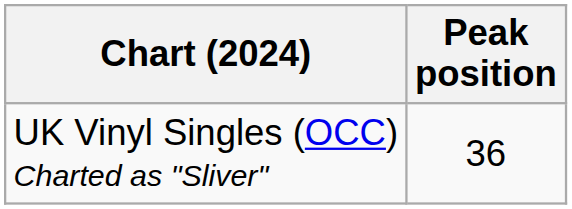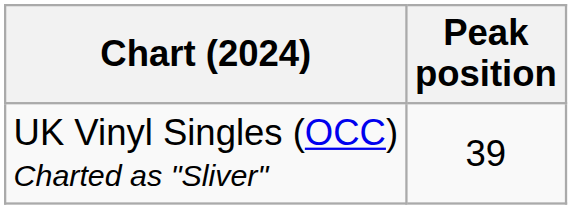(486, 152) 36 -> (486, 152) 39
